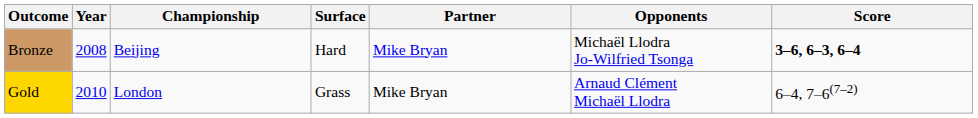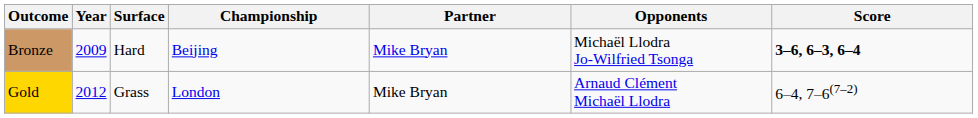columns swapped: (211, 16) <-> (340, 16)
(91, 50) 2008 -> (91, 50) 2009
(91, 92) 2010 -> (91, 92) 2012
